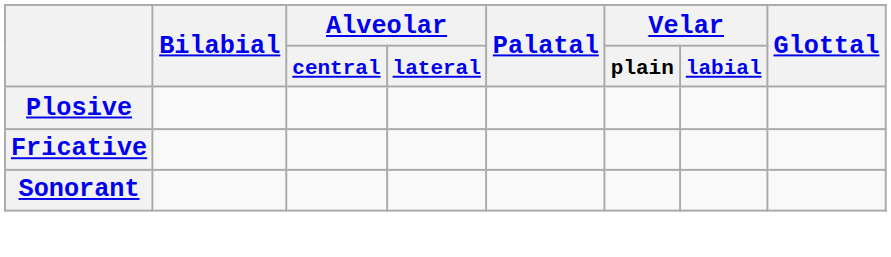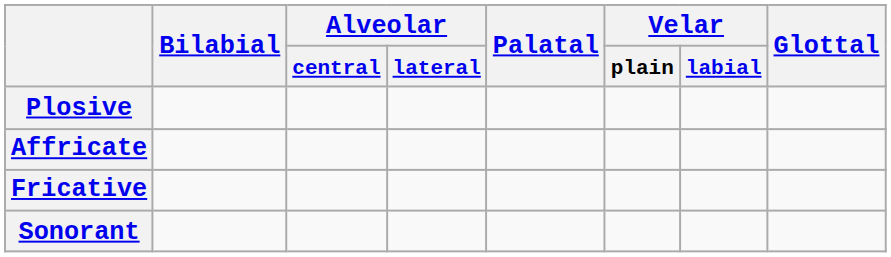+ row: (79, 149)
